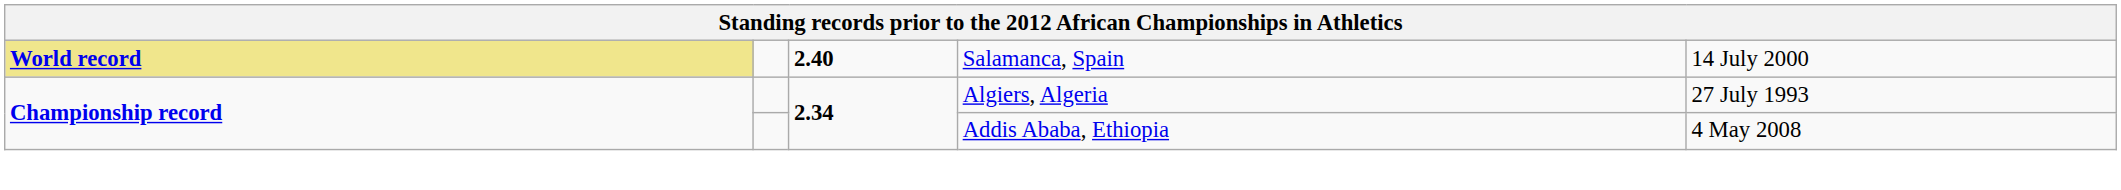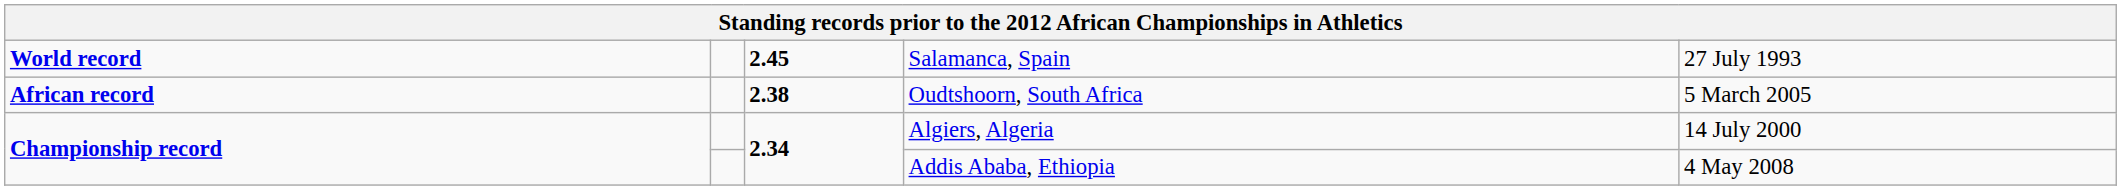(76, 58) khaki background -> (76, 58) no background
(814, 58) 2.40 -> (769, 58) 2.45
(1750, 58) 14 July 2000 -> (1743, 58) 27 July 1993
+ row: (1026, 94)
(1750, 94) 27 July 1993 -> (1743, 130) 14 July 2000
